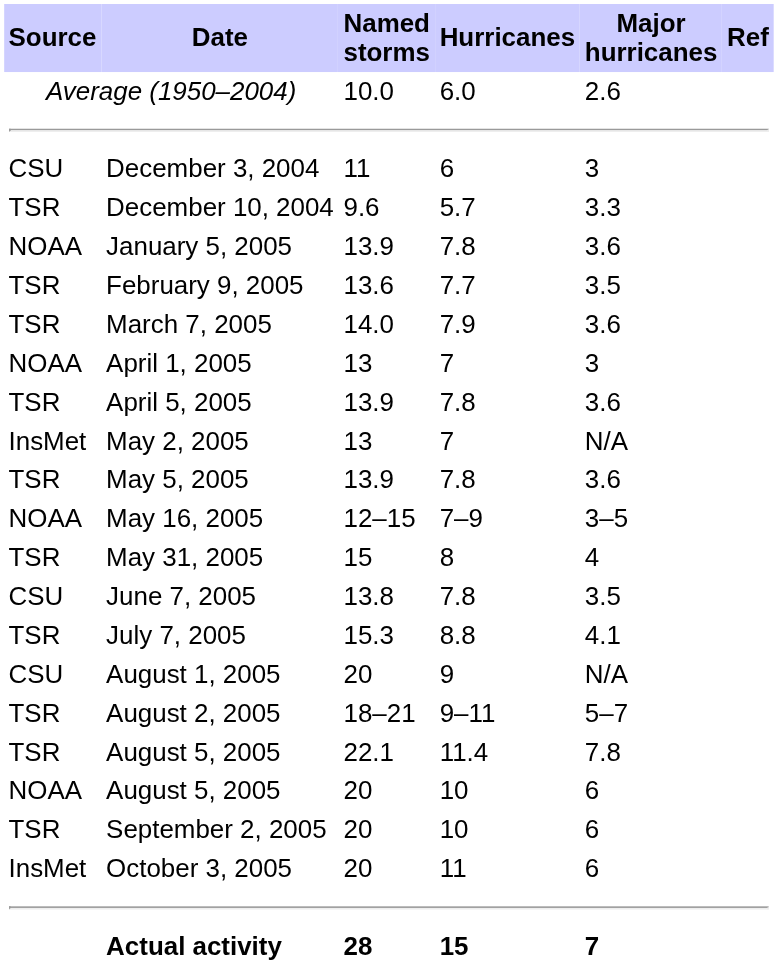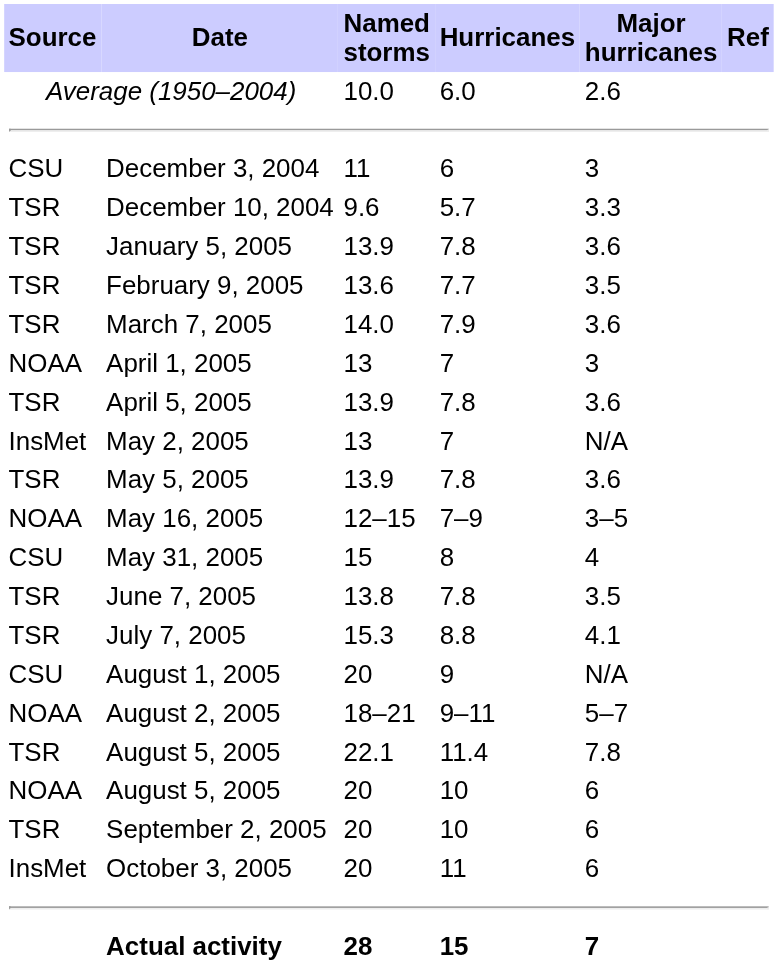(45, 246) NOAA -> (34, 246) TSR
(34, 557) TSR -> (36, 557) CSU
(36, 596) CSU -> (34, 596) TSR
(34, 713) TSR -> (45, 713) NOAA
